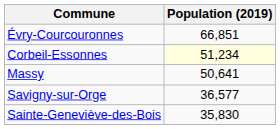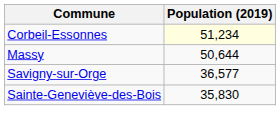- row: (65, 34)
(220, 74) 50,641 -> (220, 54) 50,644
